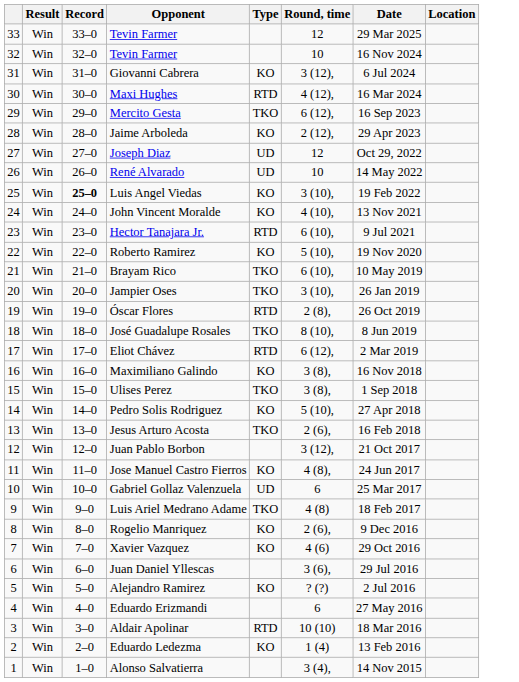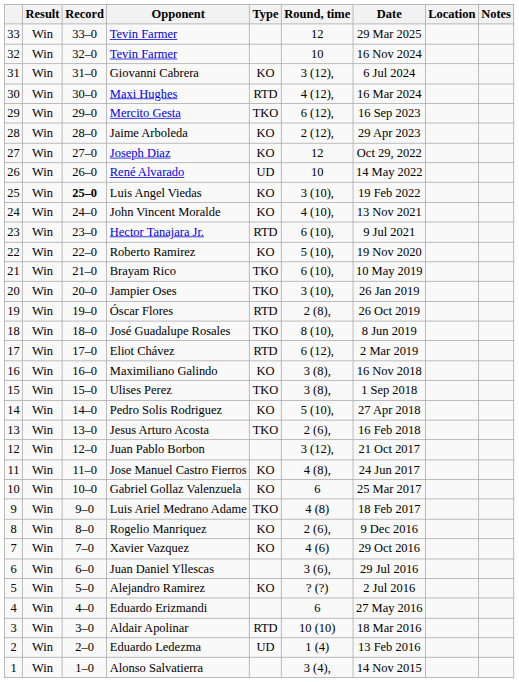+ column: (496, 14)
(266, 152) UD -> (266, 152) KO
(266, 489) UD -> (266, 489) KO
(266, 647) KO -> (266, 647) UD
